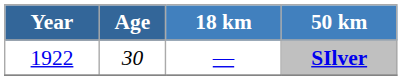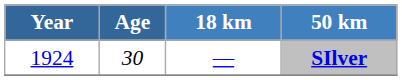(52, 57) 1922 -> (52, 57) 1924
